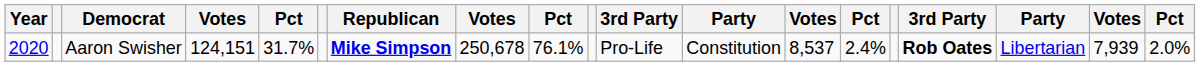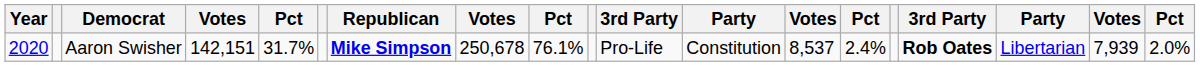(223, 47) 124,151 -> (223, 47) 142,151
